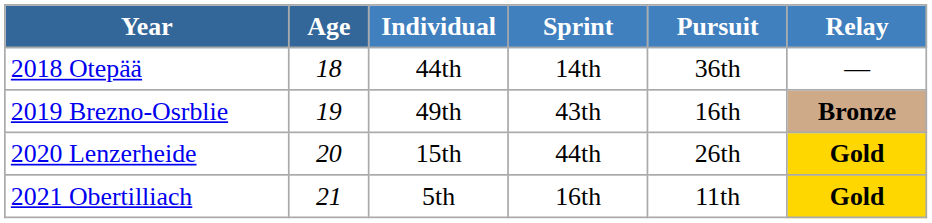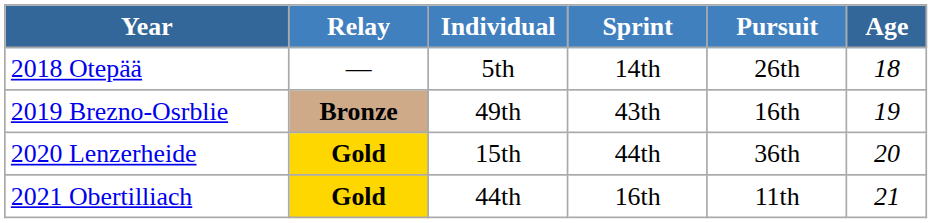columns swapped: (329, 25) <-> (857, 25)
(439, 68) 44th -> (498, 68) 5th
(718, 68) 36th -> (777, 68) 26th
(718, 153) 26th -> (777, 153) 36th
(439, 196) 5th -> (498, 196) 44th
